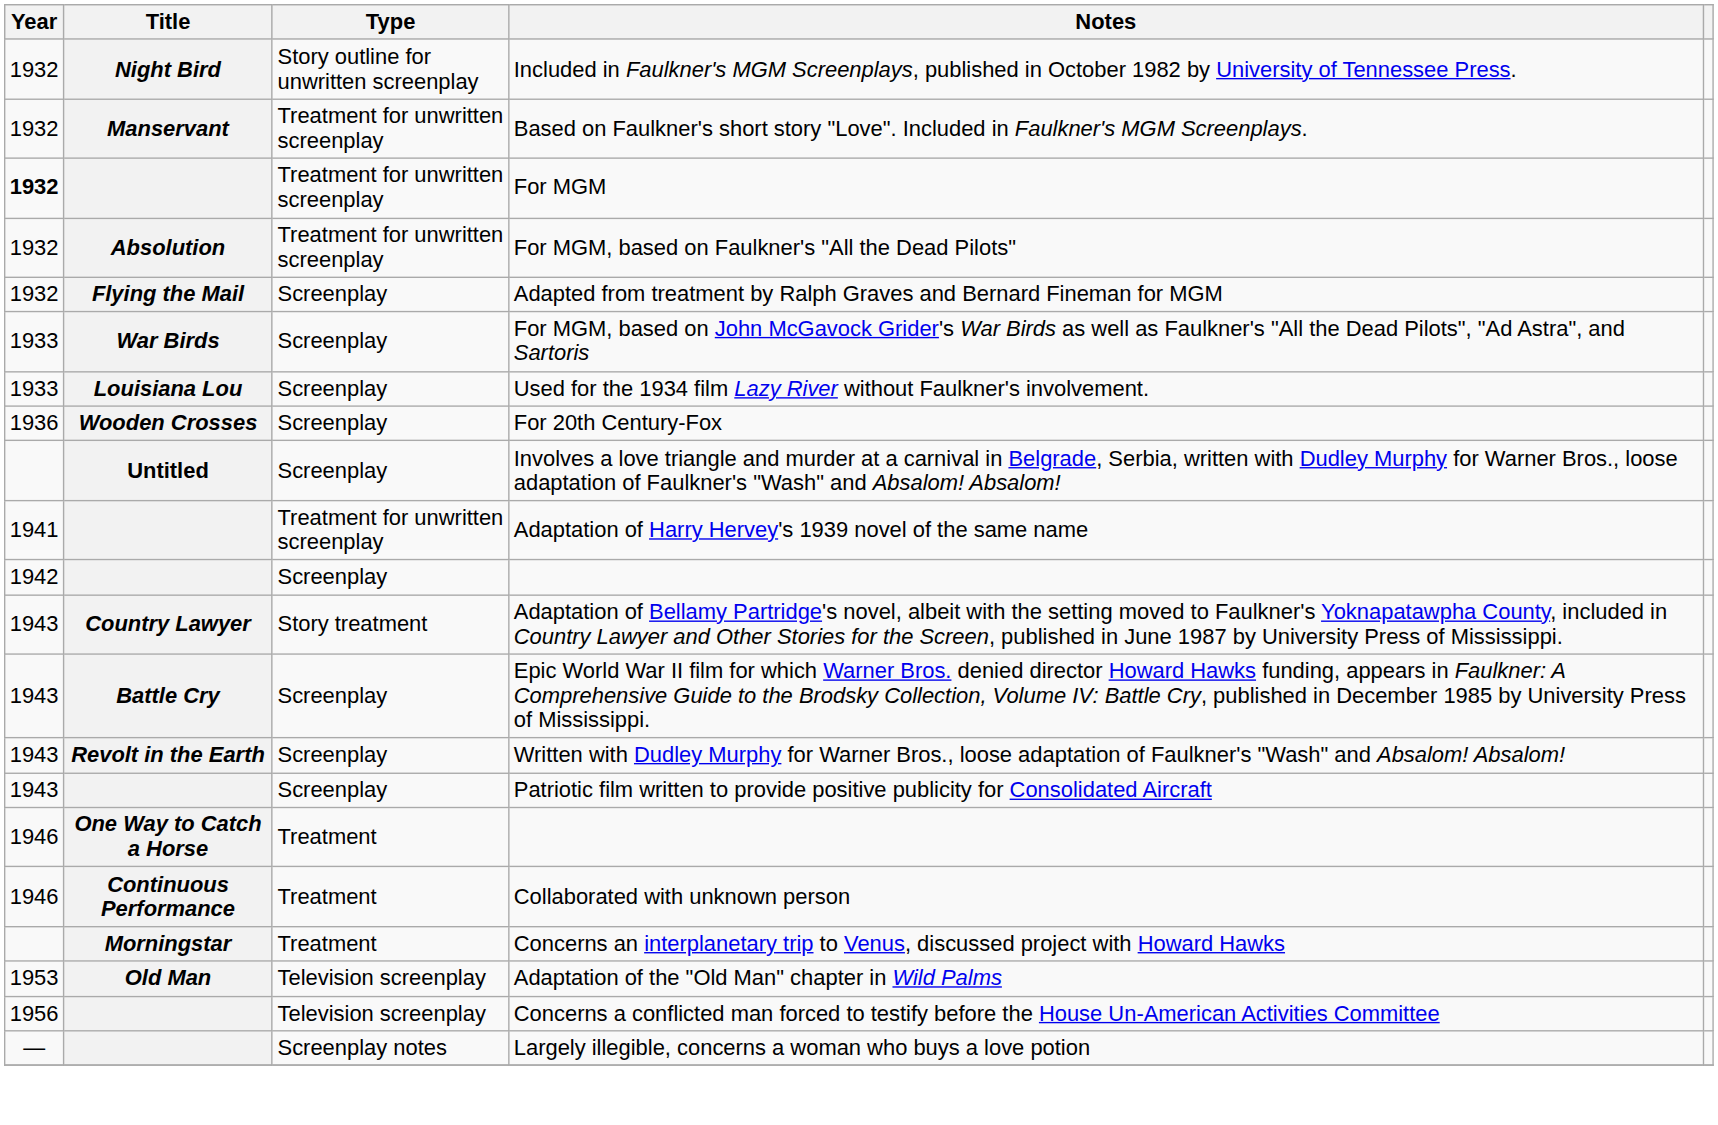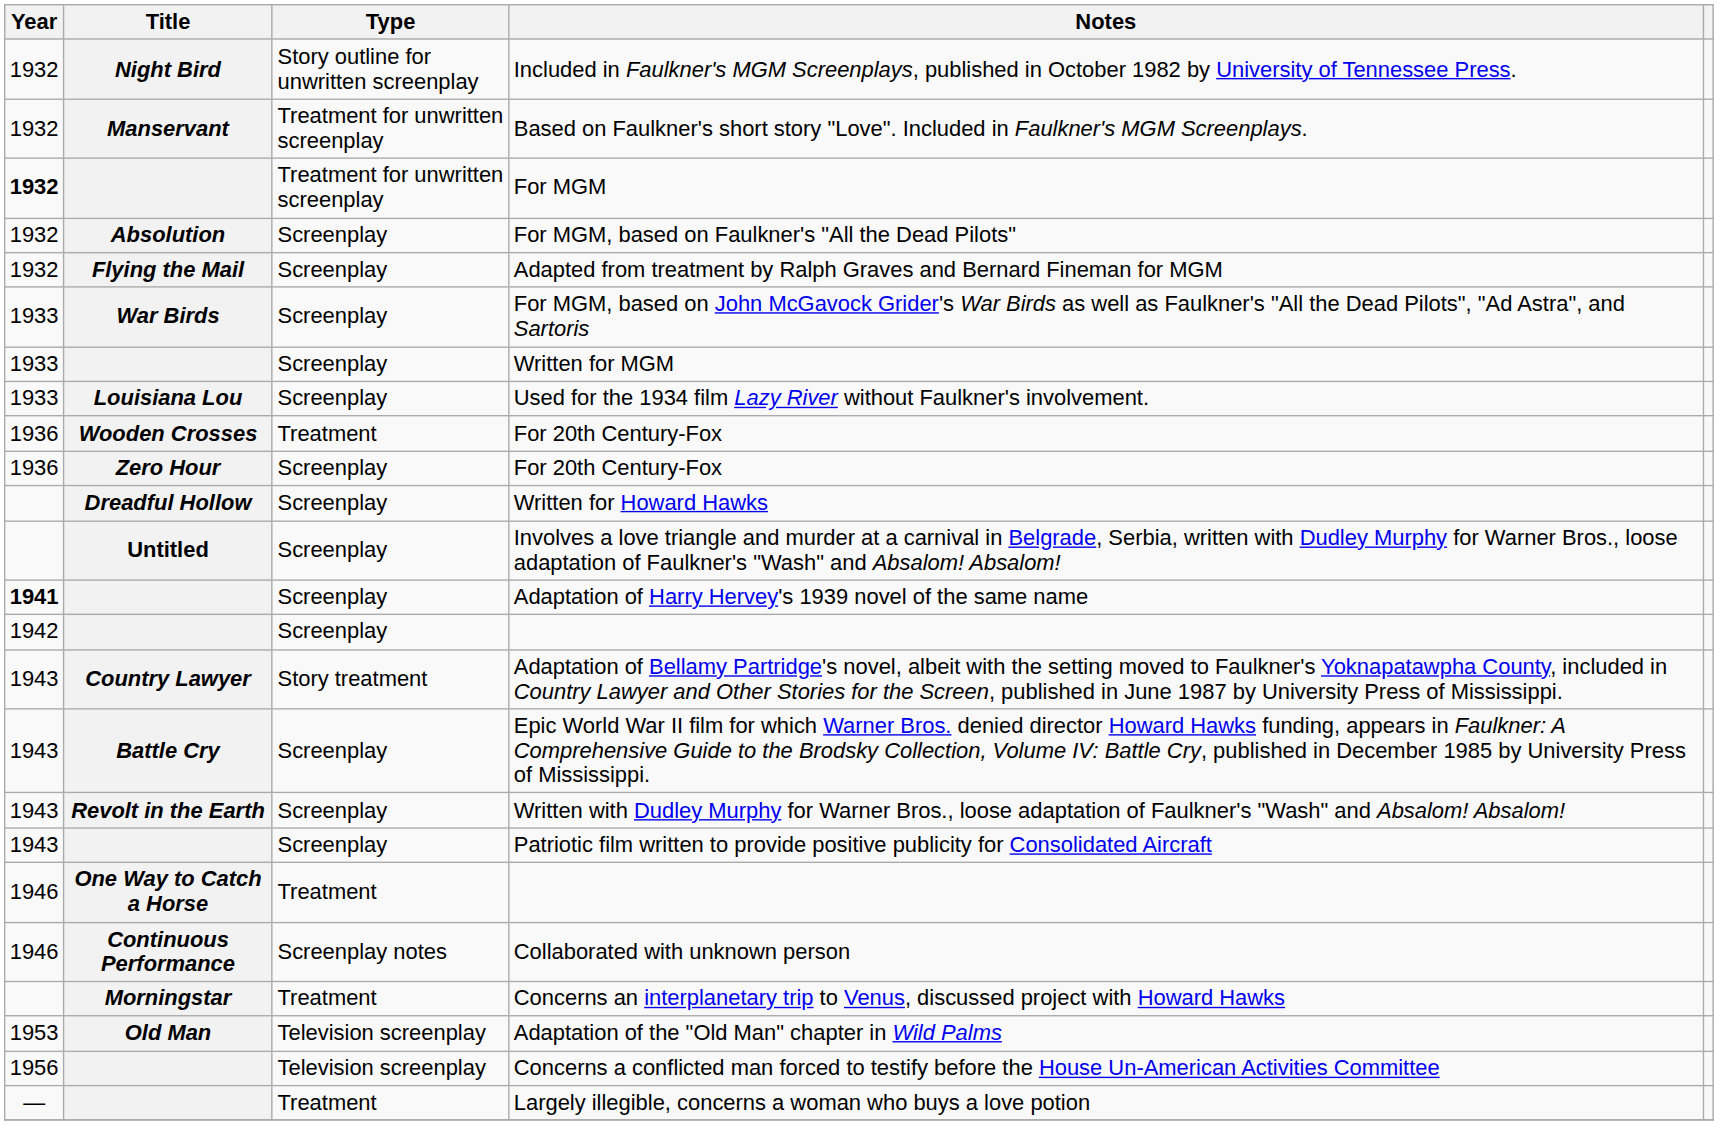(390, 247) Treatment for unwritten screenplay -> (332, 234) Screenplay
+ row: (168, 364)
(332, 423) Screenplay -> (327, 433) Treatment
+ row: (168, 468)
+ row: (168, 502)
(34, 529) normal -> (34, 597) bold
(390, 529) Treatment for unwritten screenplay -> (332, 597) Screenplay
(327, 896) Treatment -> (362, 951) Screenplay notes
(362, 1047) Screenplay notes -> (327, 1102) Treatment
